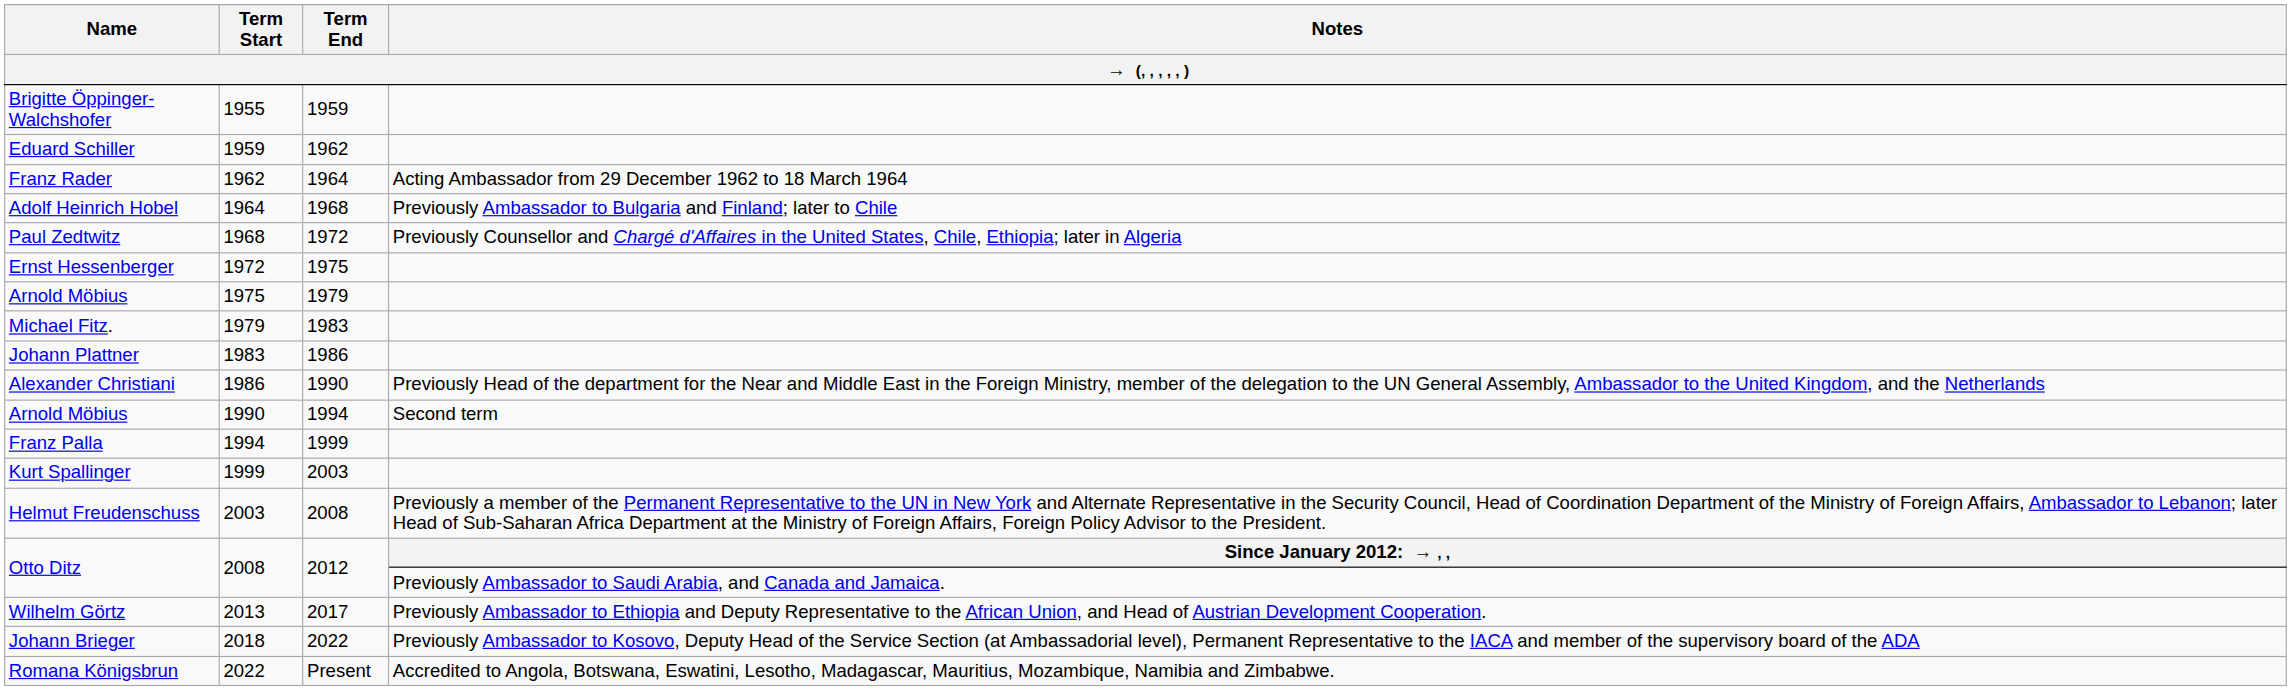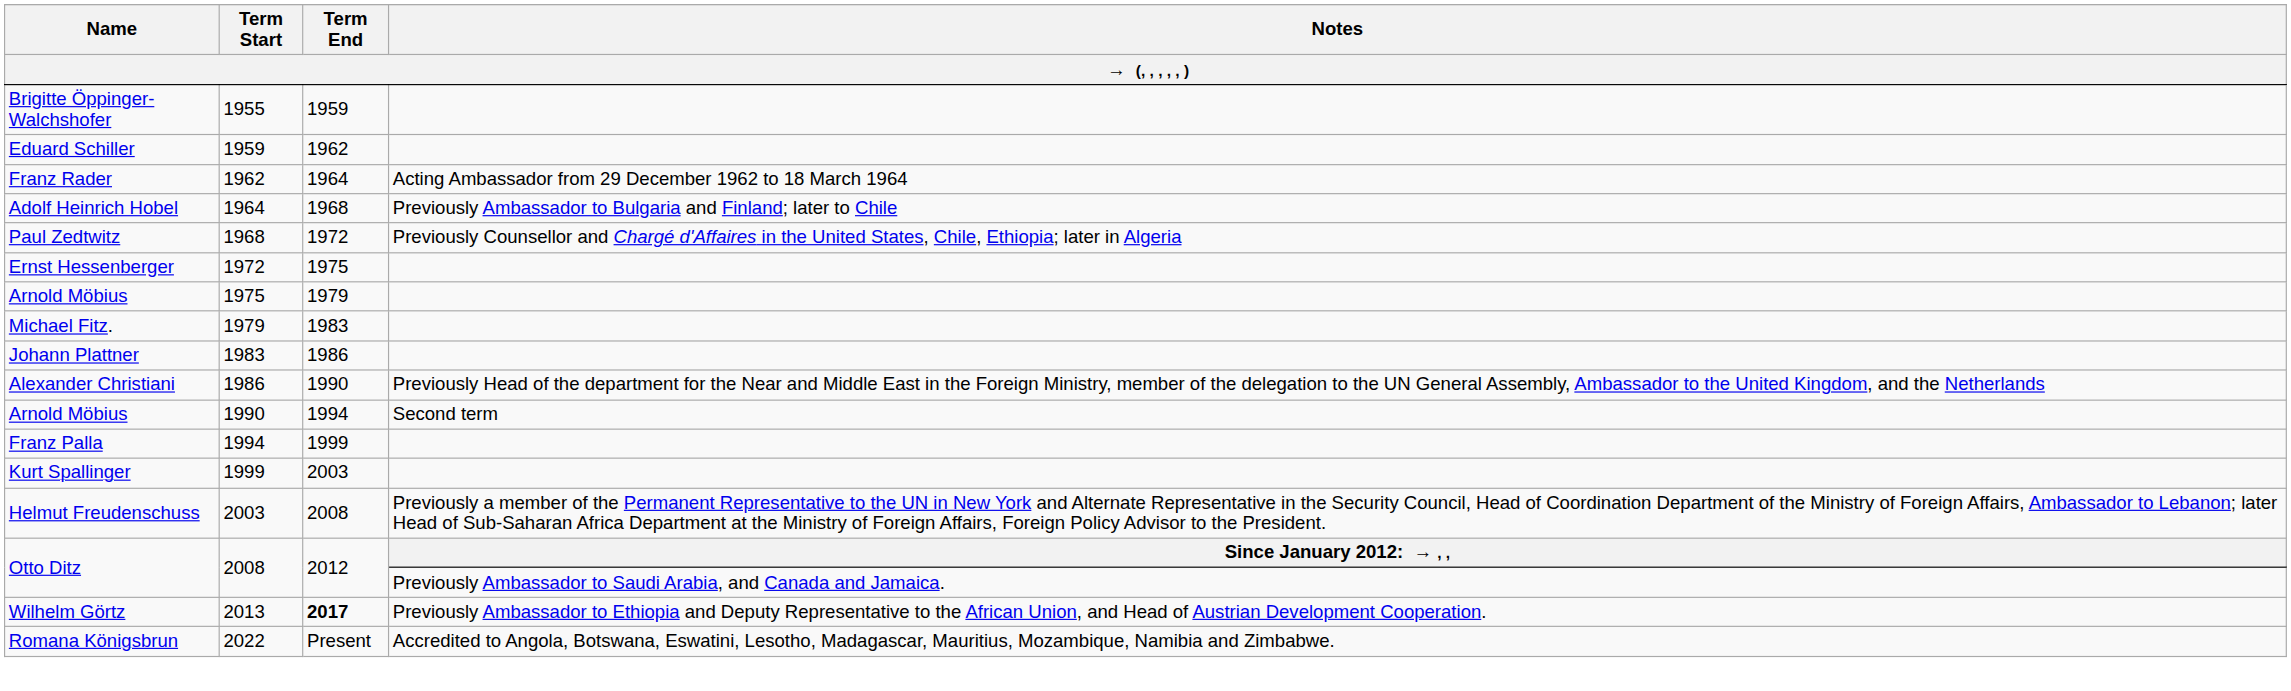(328, 611) normal -> (328, 611) bold
- row: (244, 641)
